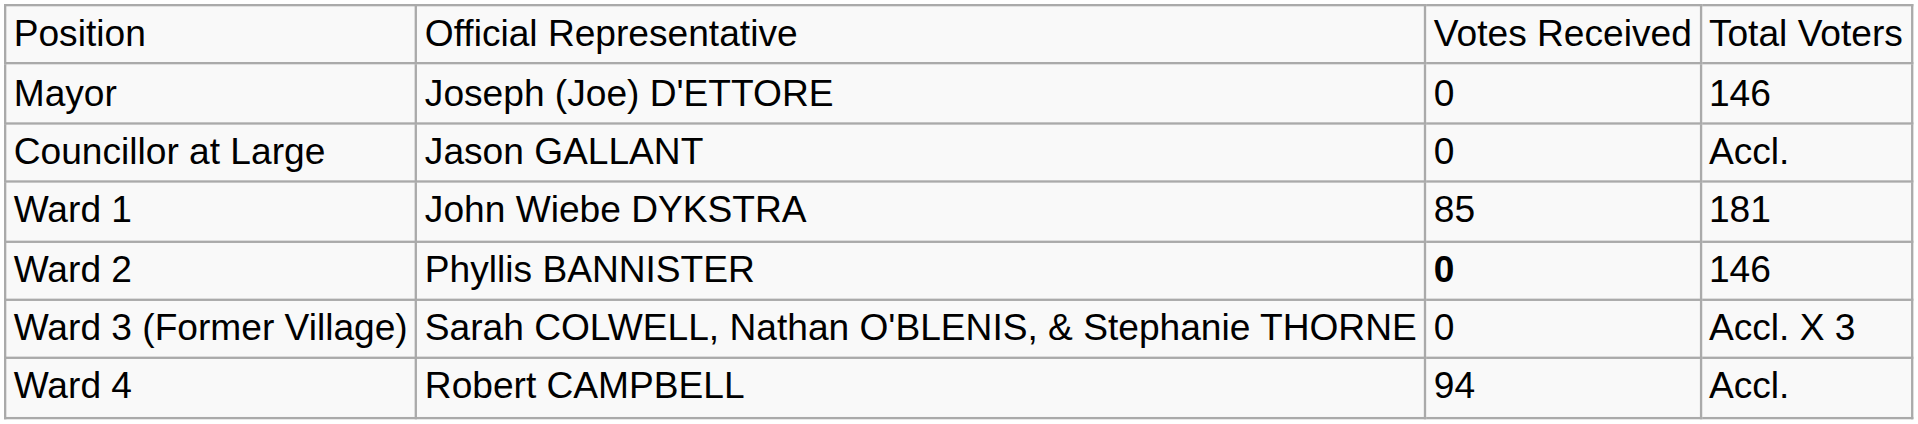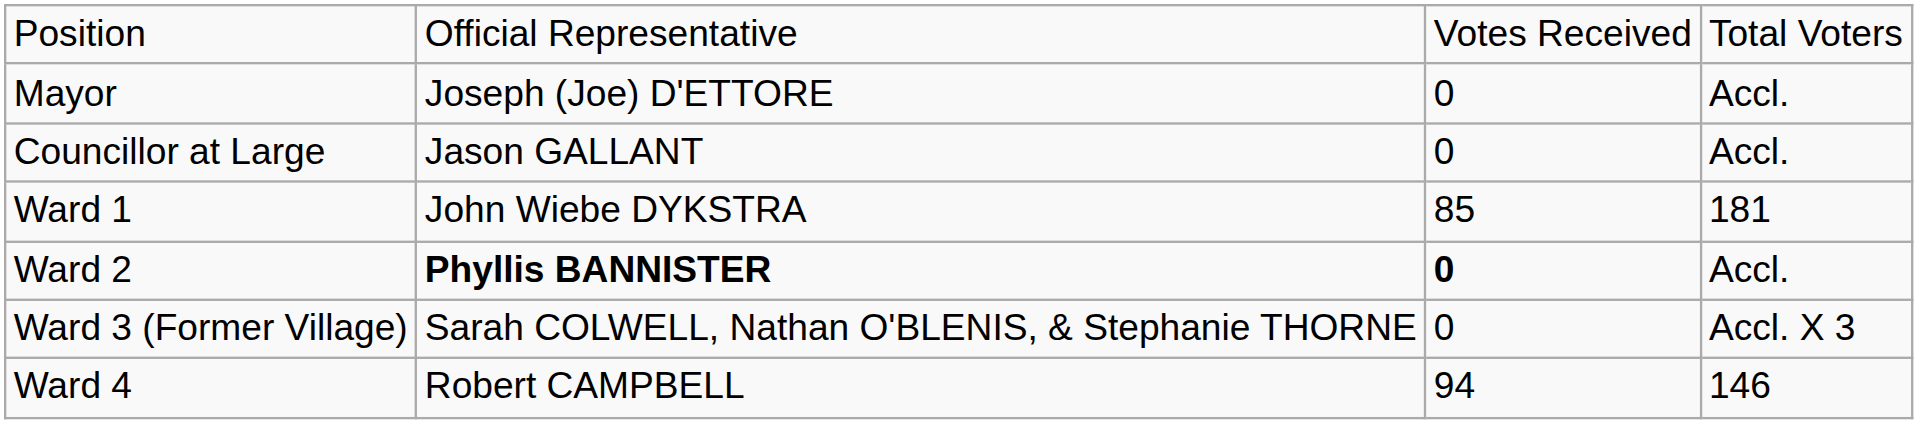(1740, 92) 146 -> (1749, 92) Accl.
(590, 269) normal -> (598, 269) bold
(1740, 269) 146 -> (1749, 269) Accl.
(1749, 387) Accl. -> (1740, 387) 146
